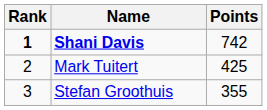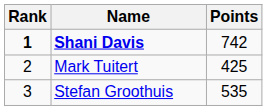(234, 92) 355 -> (234, 92) 535
